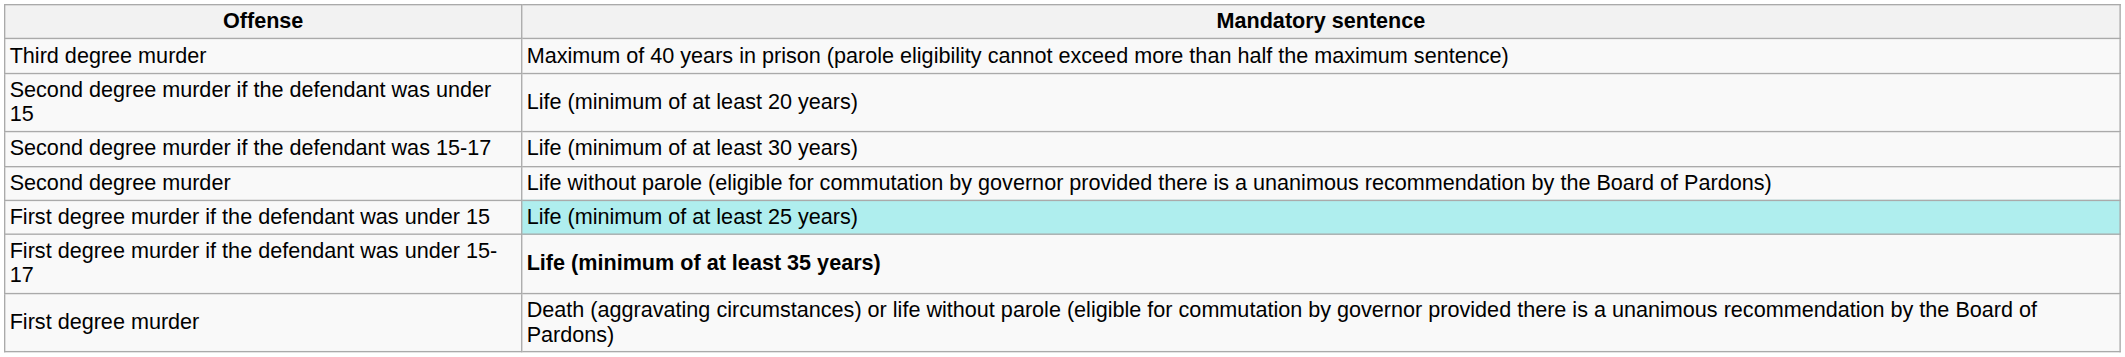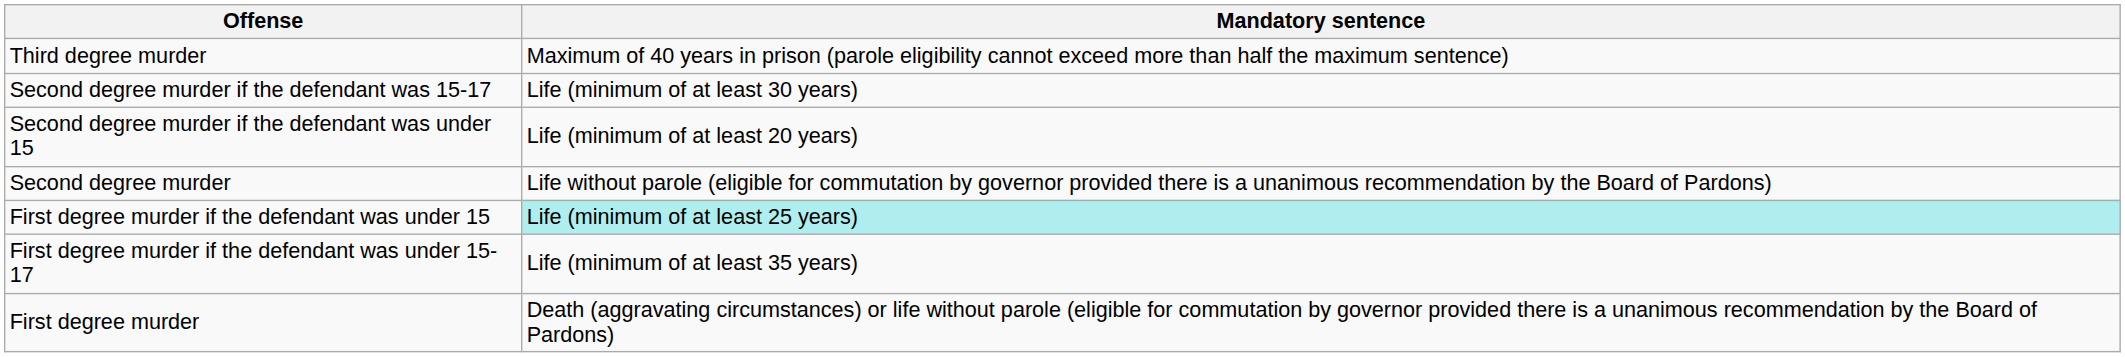rows swapped: (250, 102) <-> (250, 148)
(704, 263) bold -> (692, 263) normal
